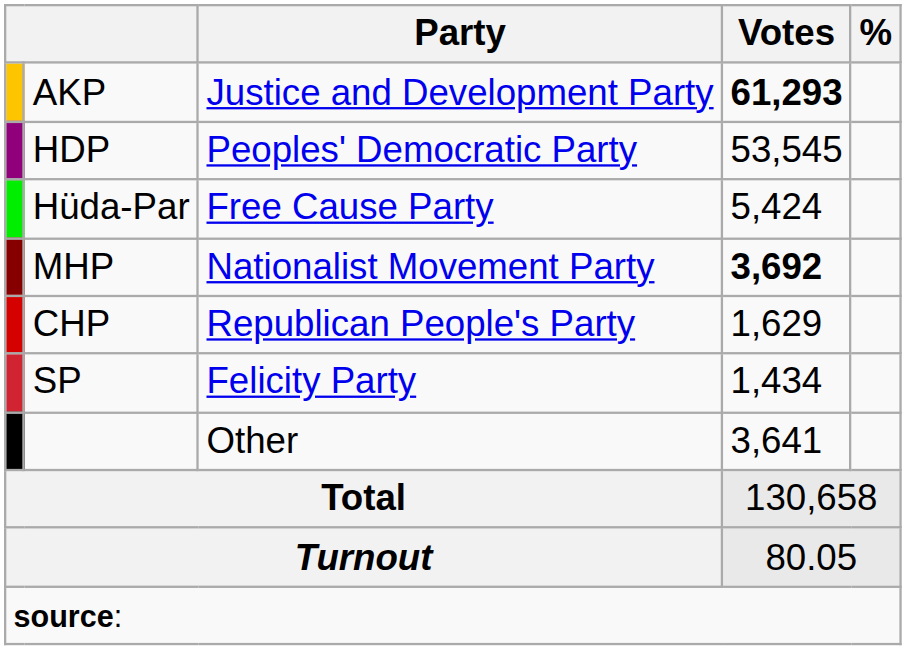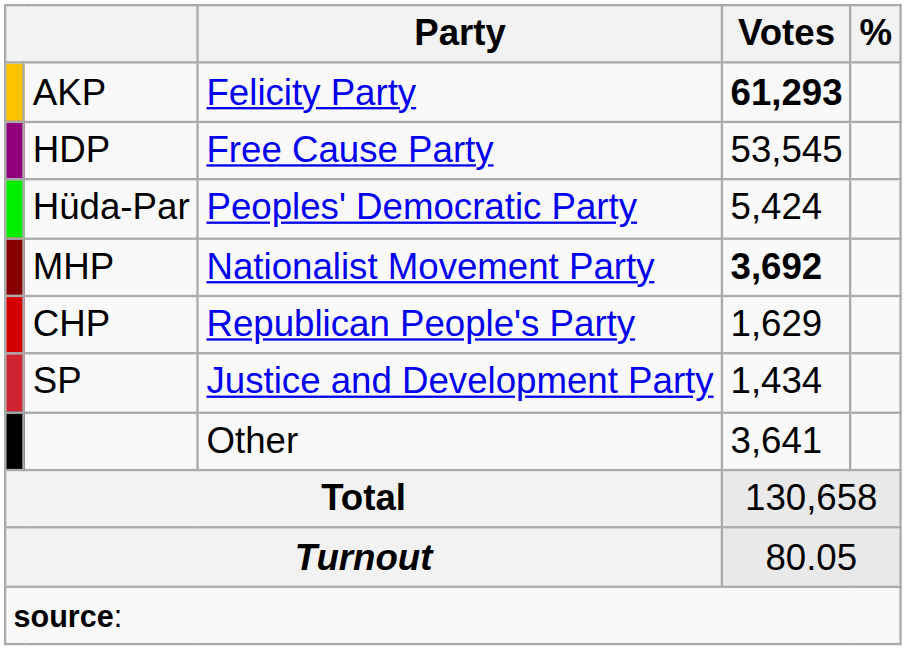(460, 91) Justice and Development Party -> (311, 91) Felicity Party
(422, 149) Peoples' Democratic Party -> (350, 149) Free Cause Party
(350, 207) Free Cause Party -> (422, 207) Peoples' Democratic Party
(311, 382) Felicity Party -> (460, 382) Justice and Development Party
